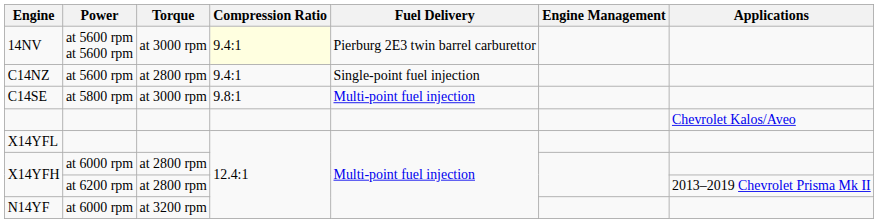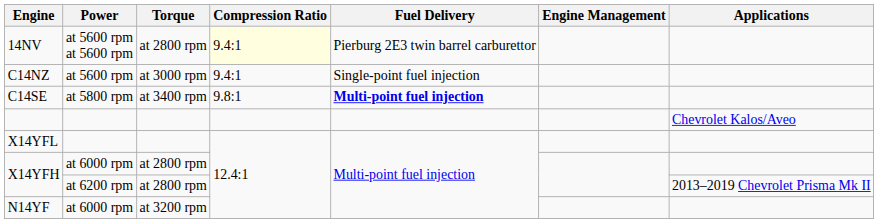(173, 45) at 3000 rpm -> (173, 45) at 2800 rpm
(173, 75) at 2800 rpm -> (173, 75) at 3000 rpm
(173, 97) at 3000 rpm -> (173, 97) at 3400 rpm
(404, 97) normal -> (409, 97) bold
